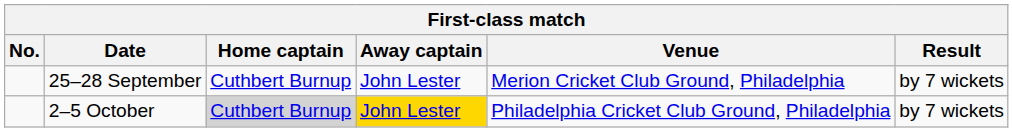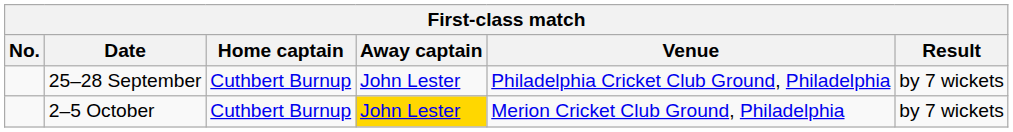(668, 80) Merion Cricket Club Ground, Philadelphia -> (691, 80) Philadelphia Cricket Club Ground, Philadelphia
(281, 111) lightgrey background -> (281, 111) no background
(691, 111) Philadelphia Cricket Club Ground, Philadelphia -> (668, 111) Merion Cricket Club Ground, Philadelphia
